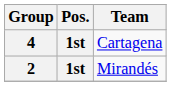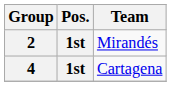rows swapped: (31, 68) <-> (31, 42)
